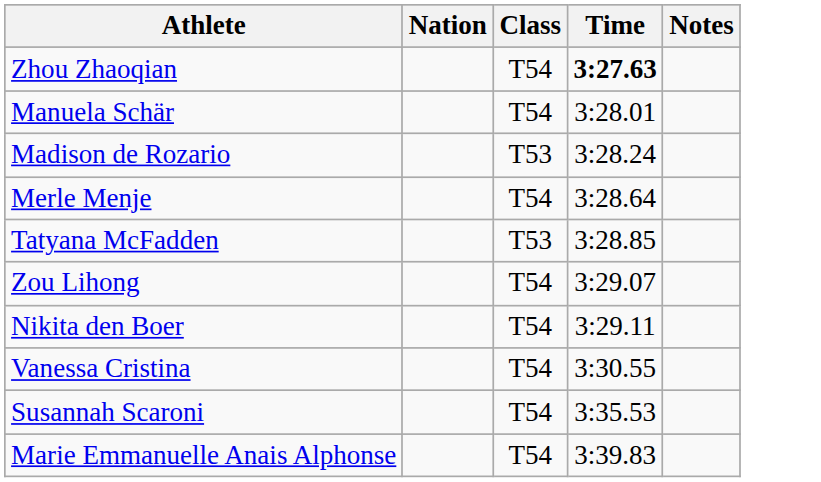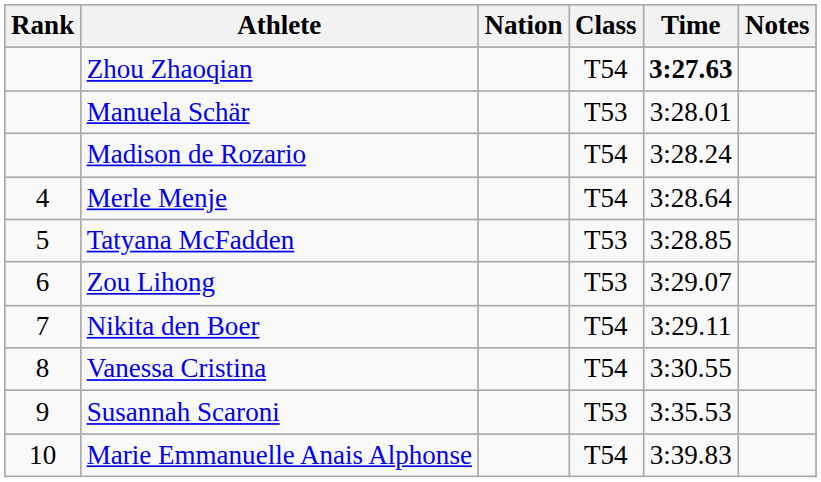+ column: (43, 25)
(530, 111) T54 -> (606, 111) T53
(530, 154) T53 -> (606, 154) T54
(530, 283) T54 -> (606, 283) T53
(530, 411) T54 -> (606, 411) T53
